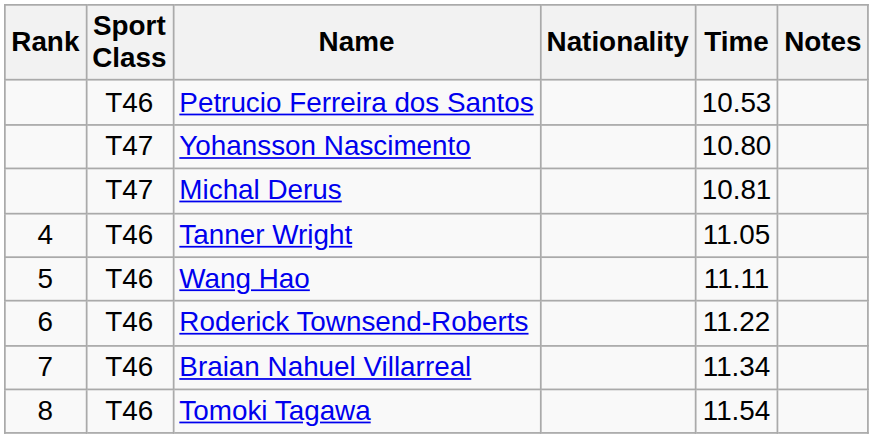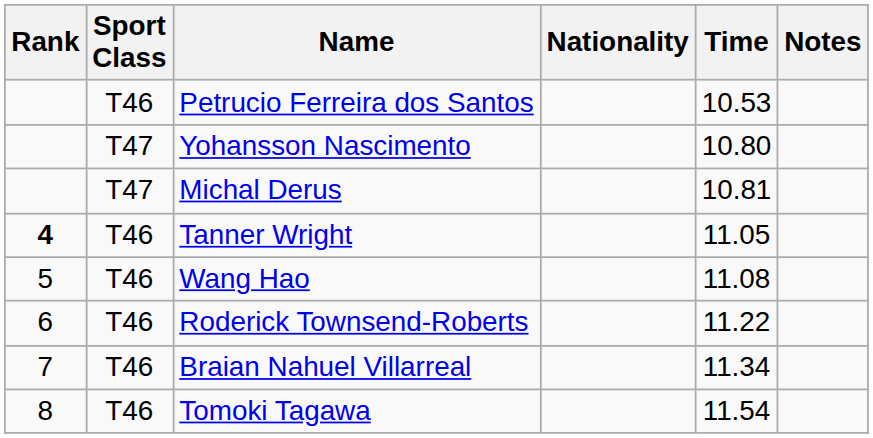(45, 234) normal -> (45, 234) bold
(737, 278) 11.11 -> (737, 278) 11.08
